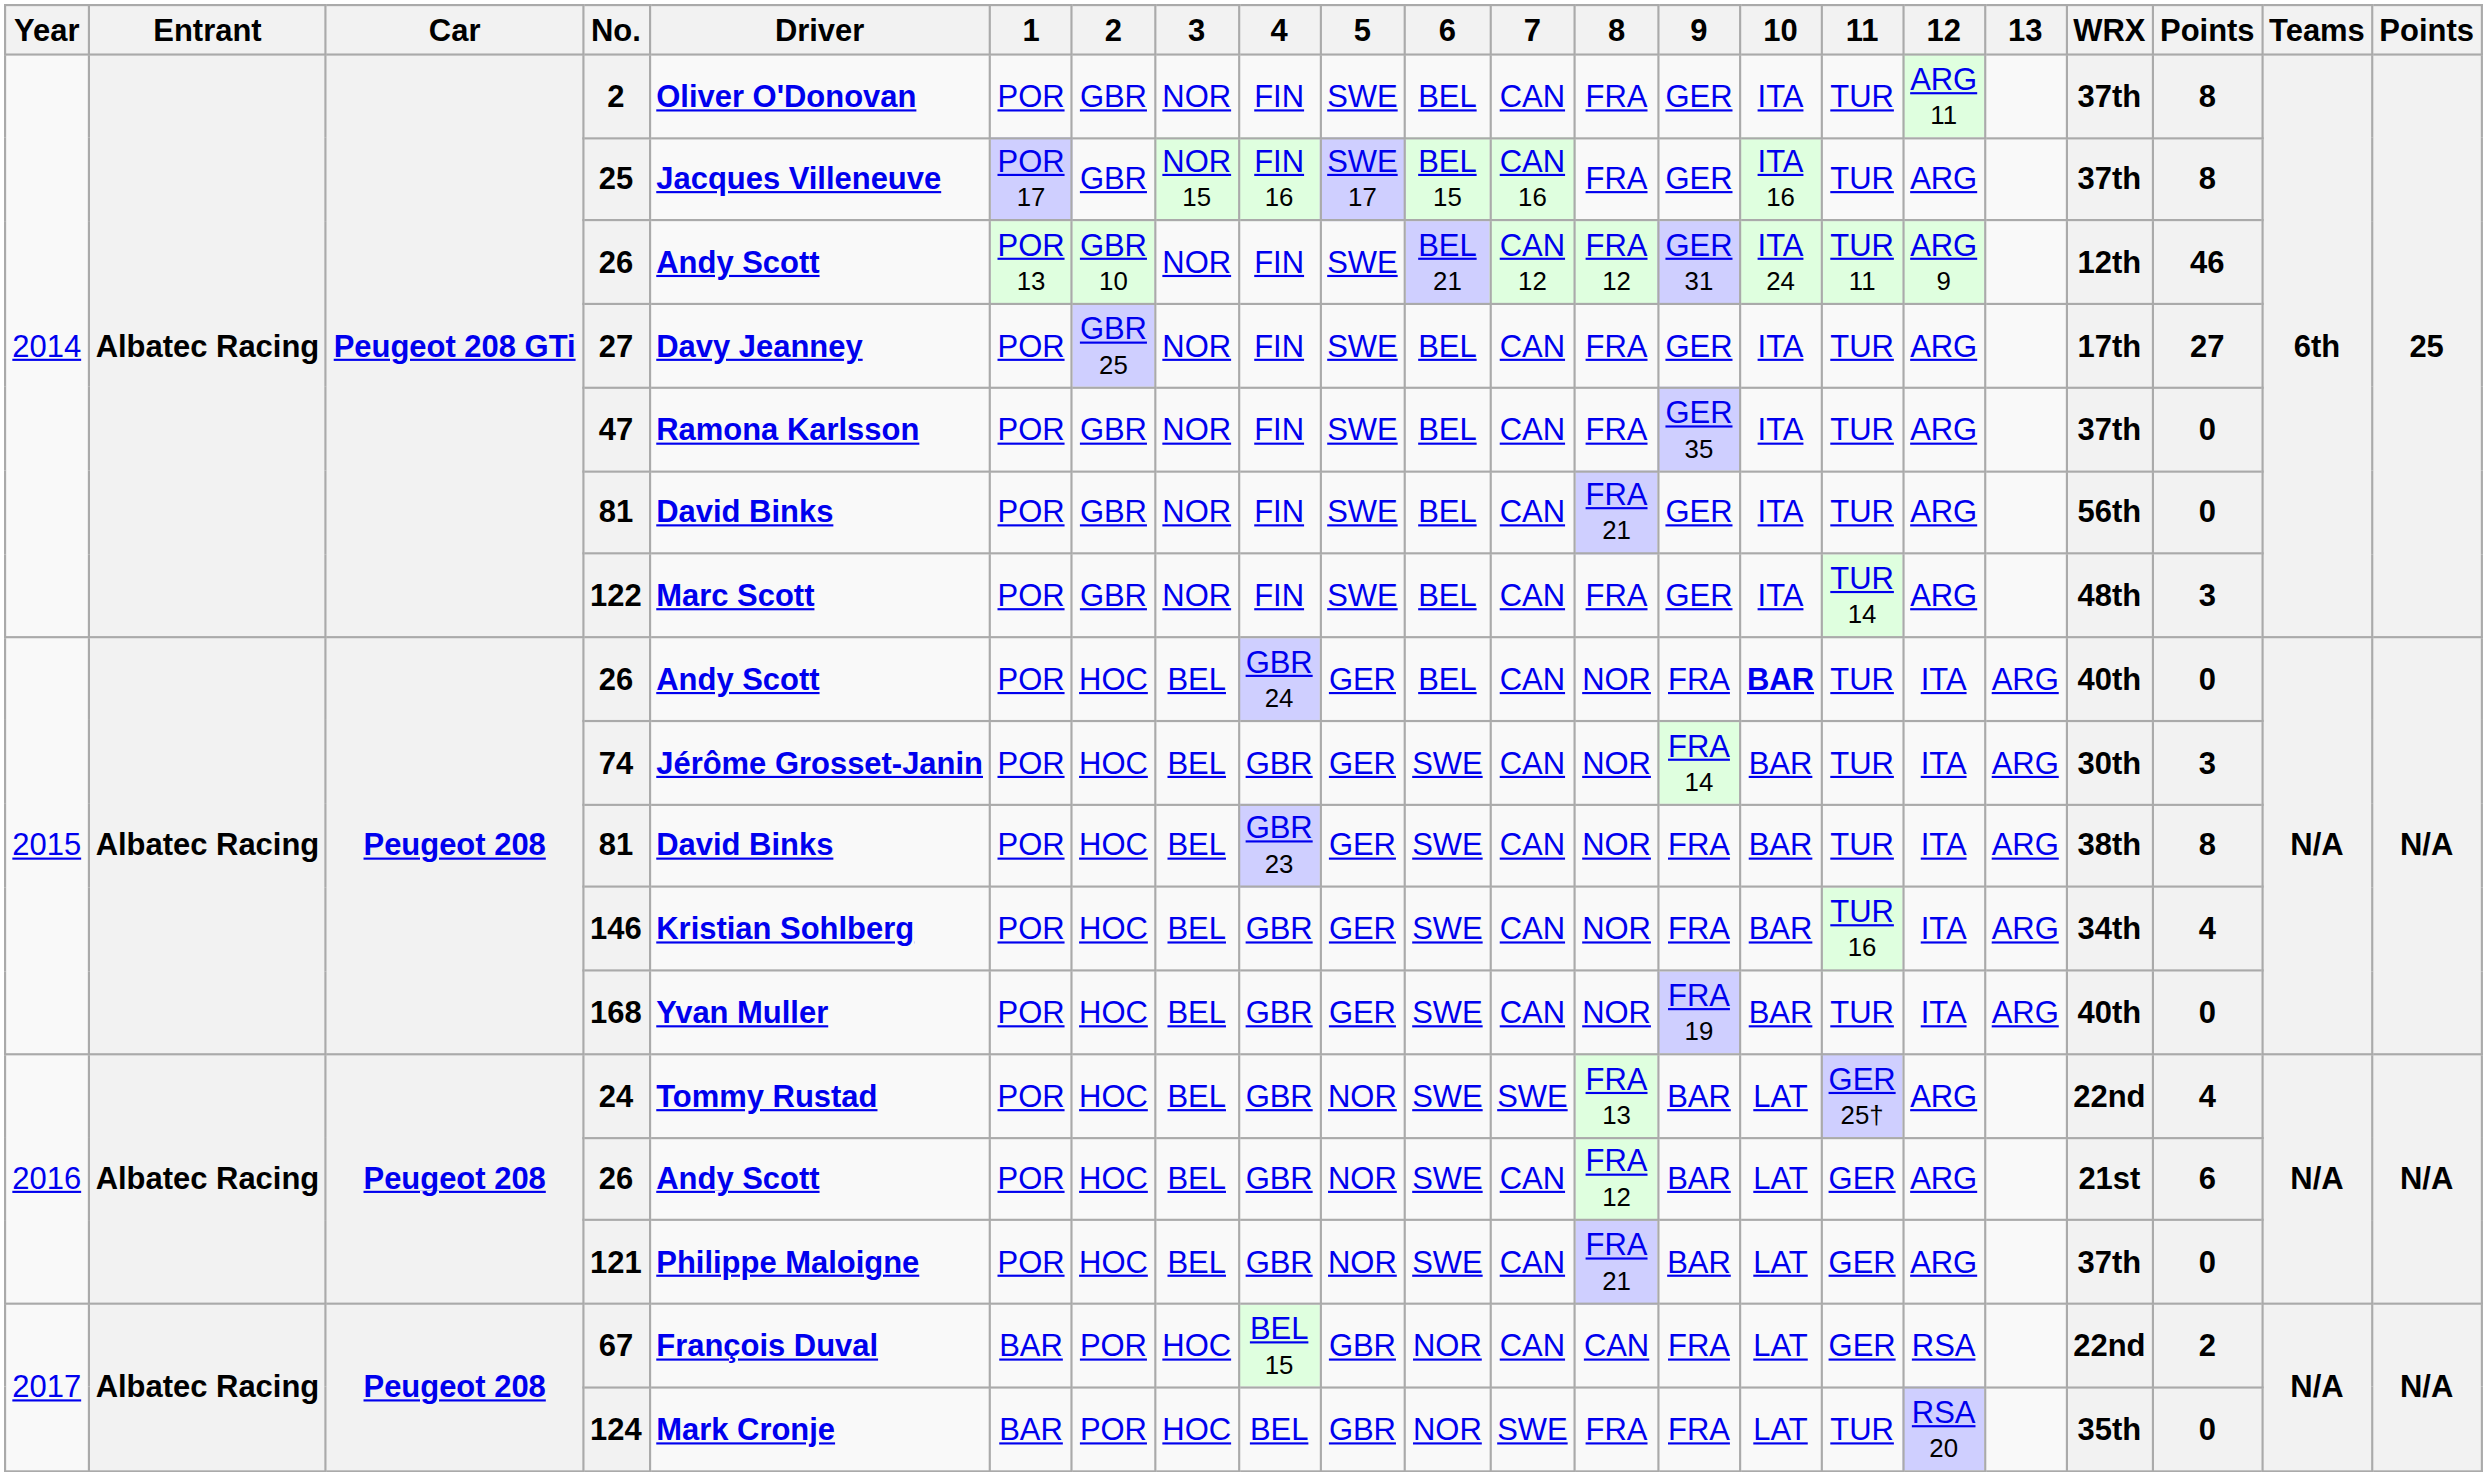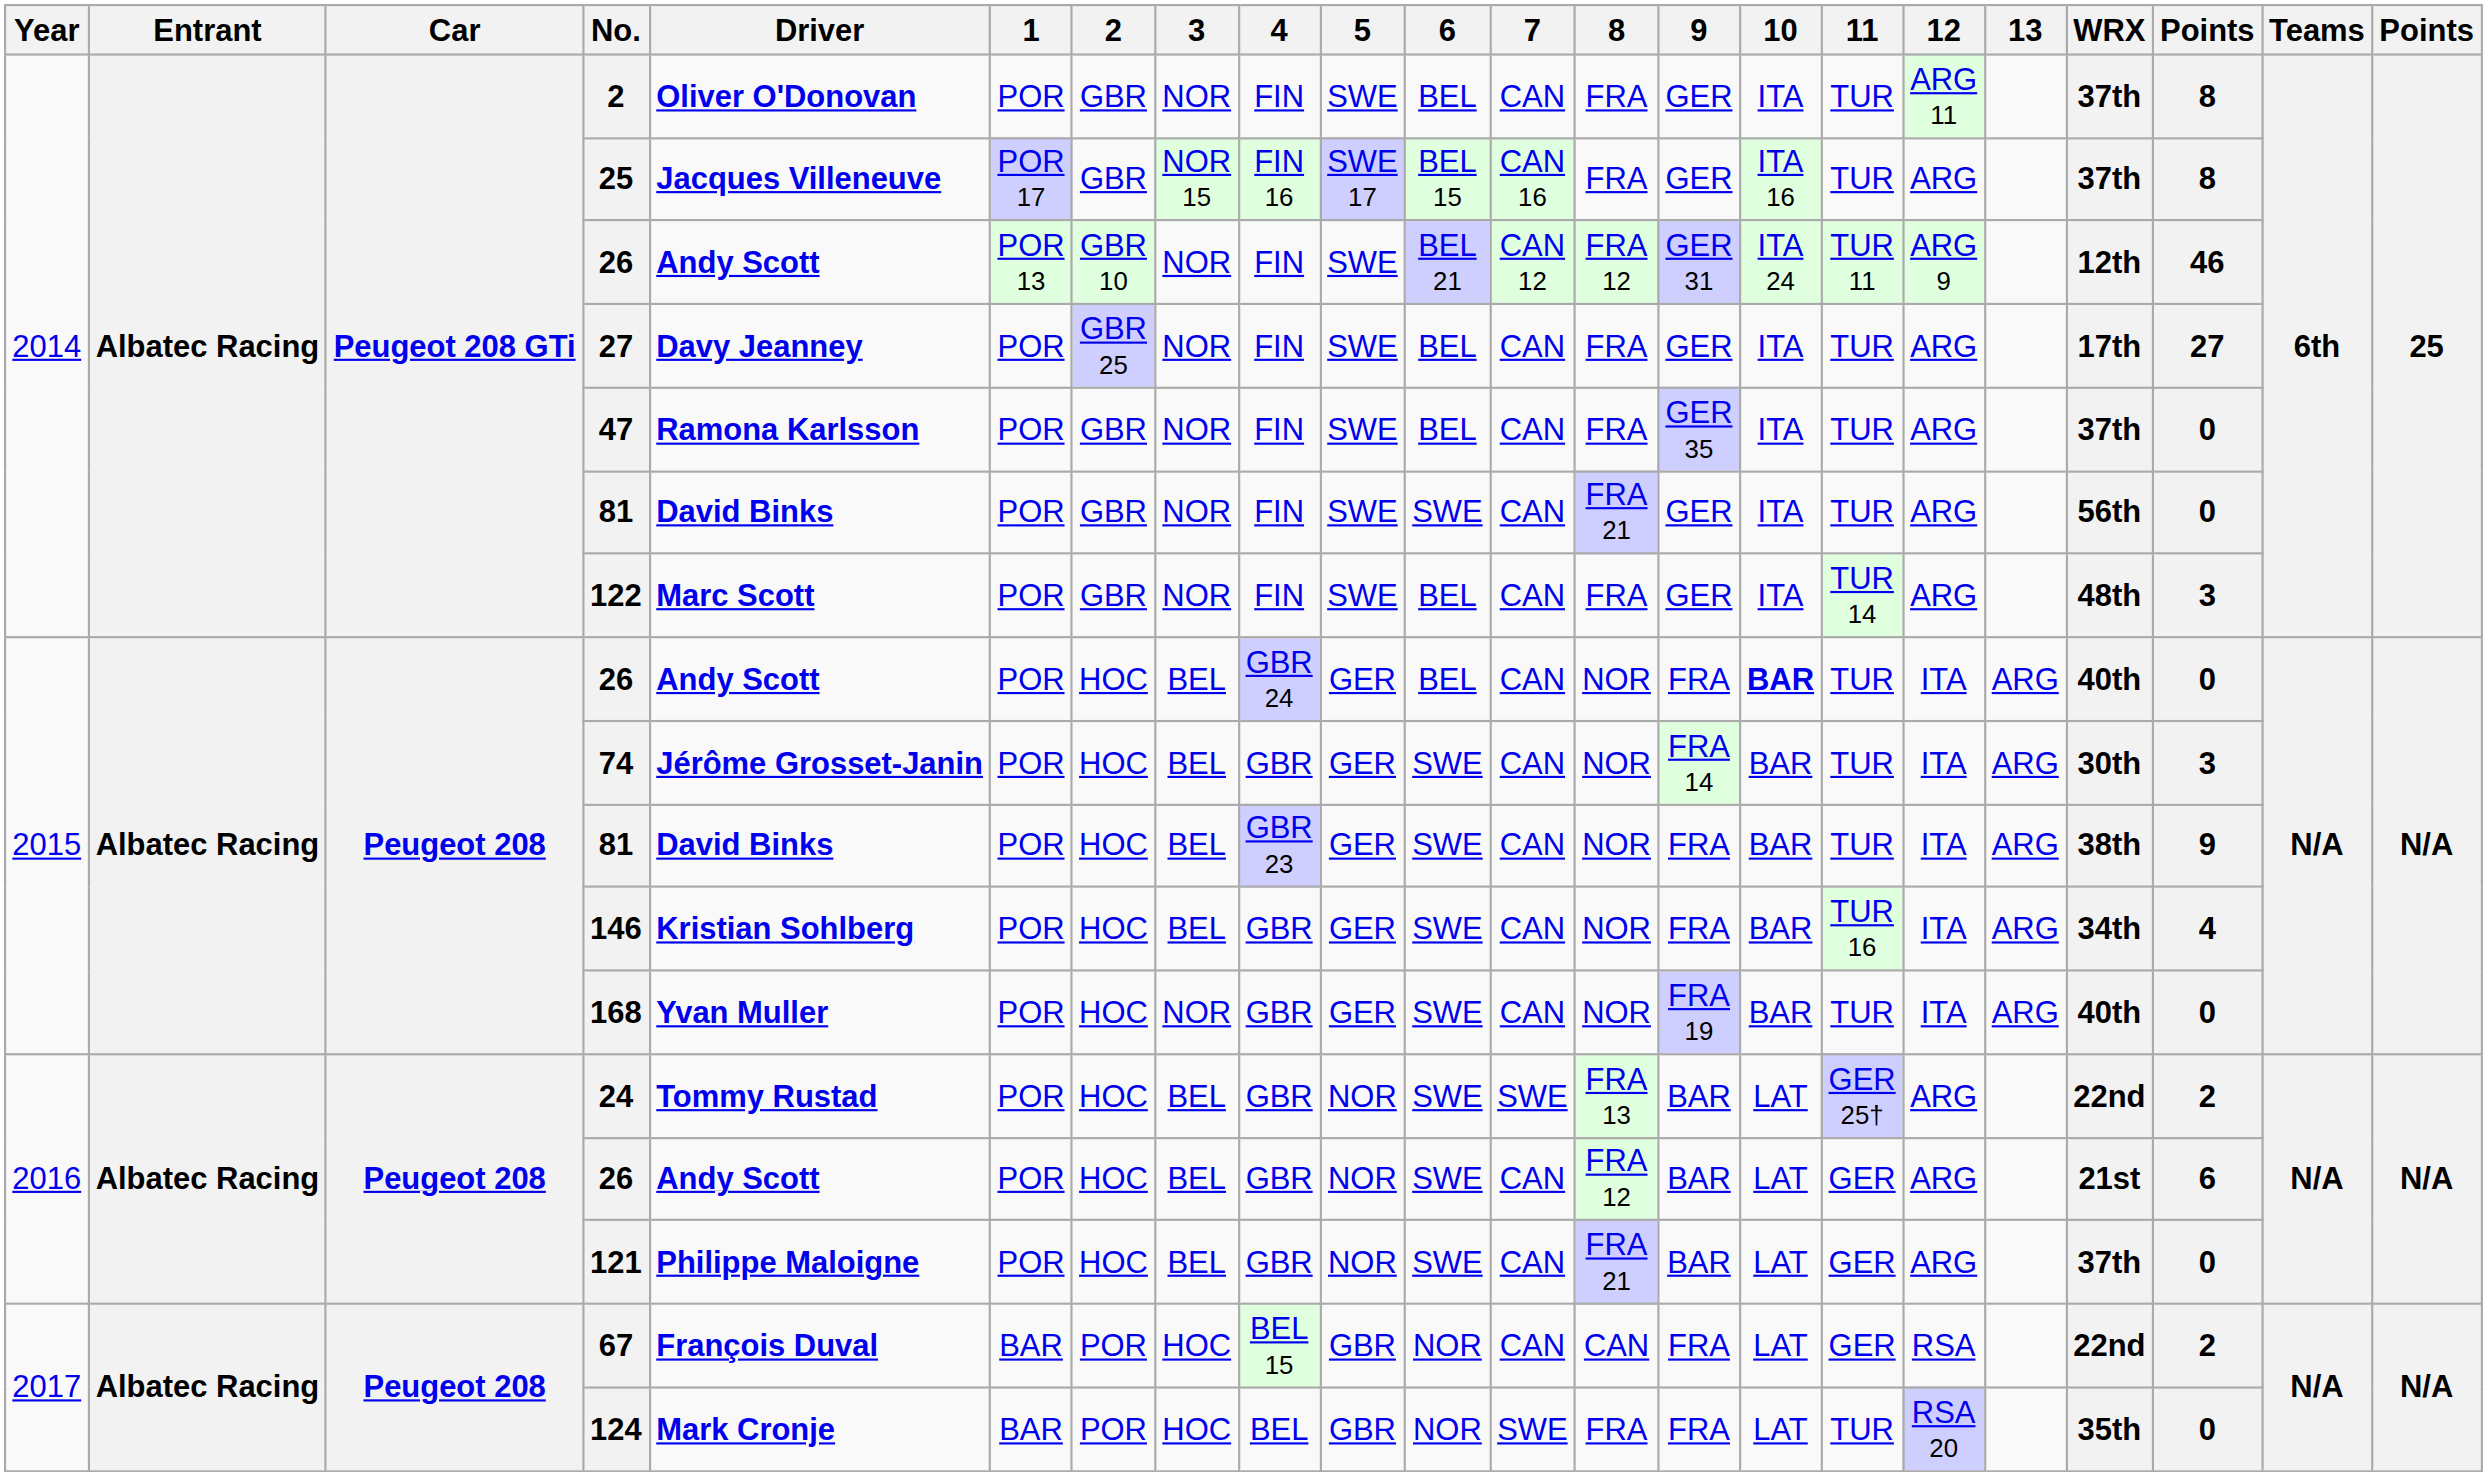(1447, 513) BEL -> (1447, 513) SWE
(2207, 846) 8 -> (2207, 846) 9
(1197, 1012) BEL -> (1197, 1012) NOR
(2207, 1096) 4 -> (2207, 1096) 2
